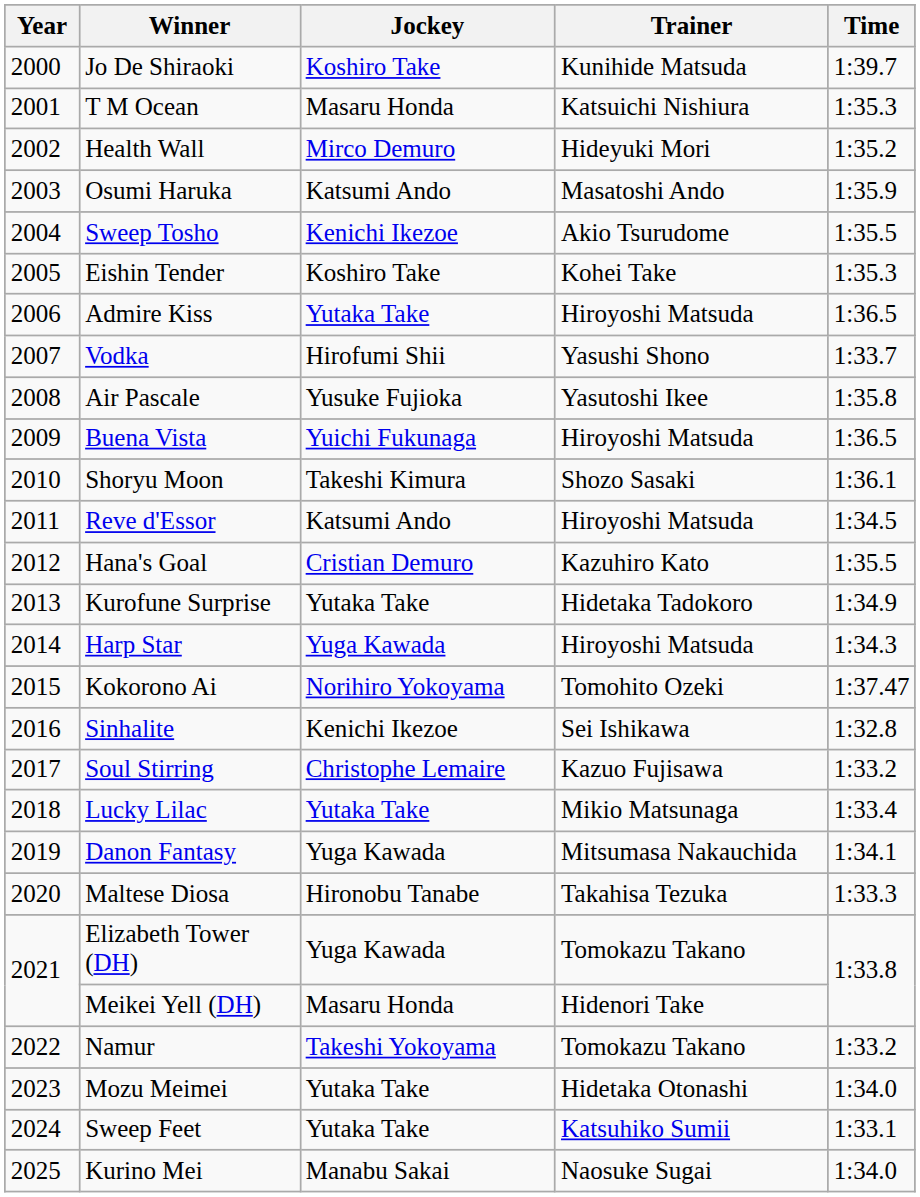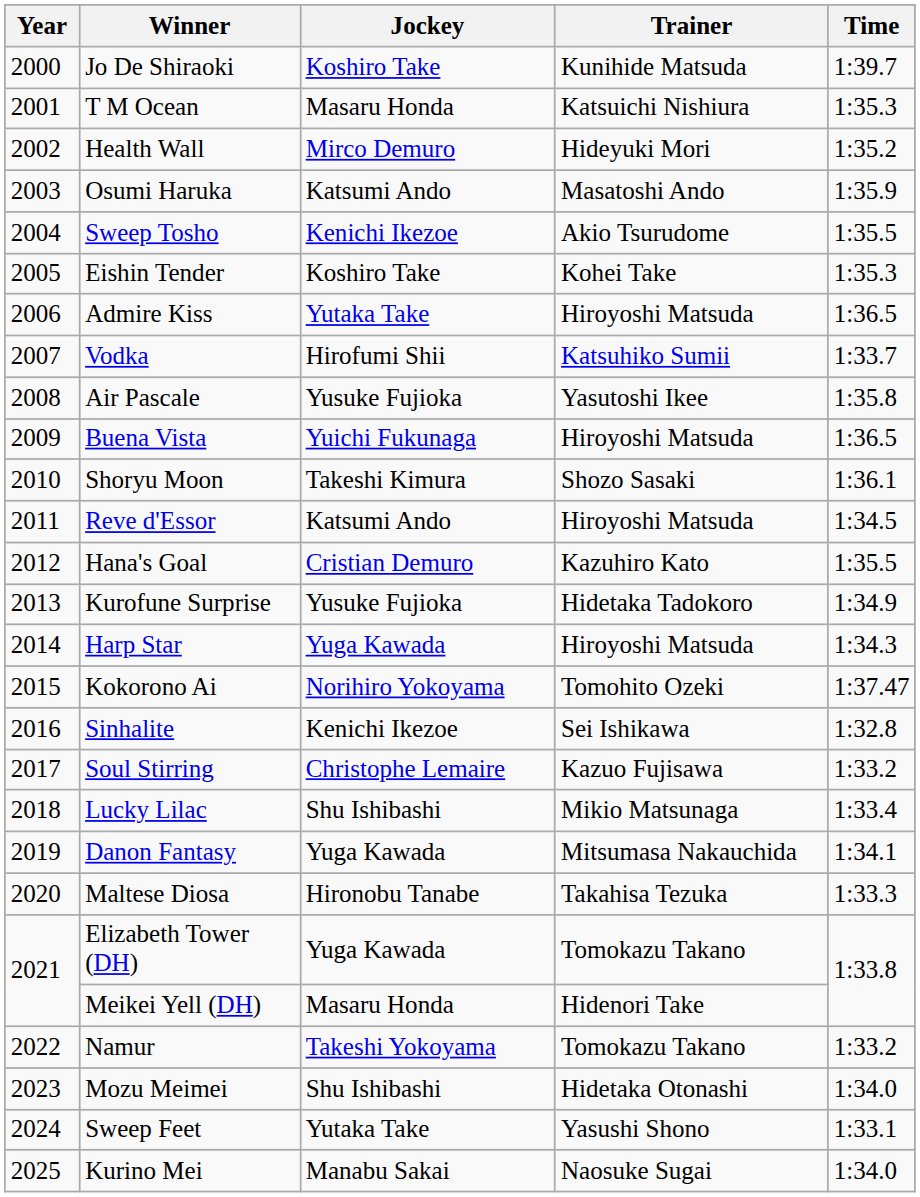(635, 356) Yasushi Shono -> (646, 356) Katsuhiko Sumii
(367, 604) Yutaka Take -> (384, 604) Yusuke Fujioka
(367, 810) Yutaka Take -> (374, 810) Shu Ishibashi
(367, 1088) Yutaka Take -> (374, 1088) Shu Ishibashi
(646, 1129) Katsuhiko Sumii -> (635, 1129) Yasushi Shono
